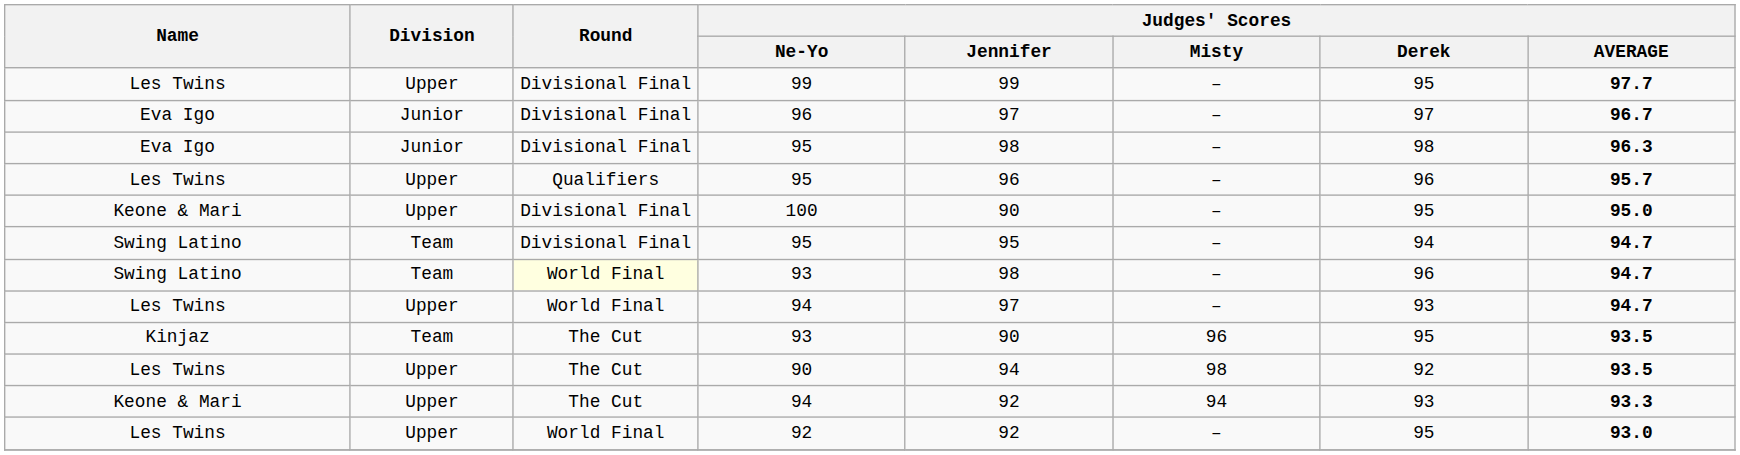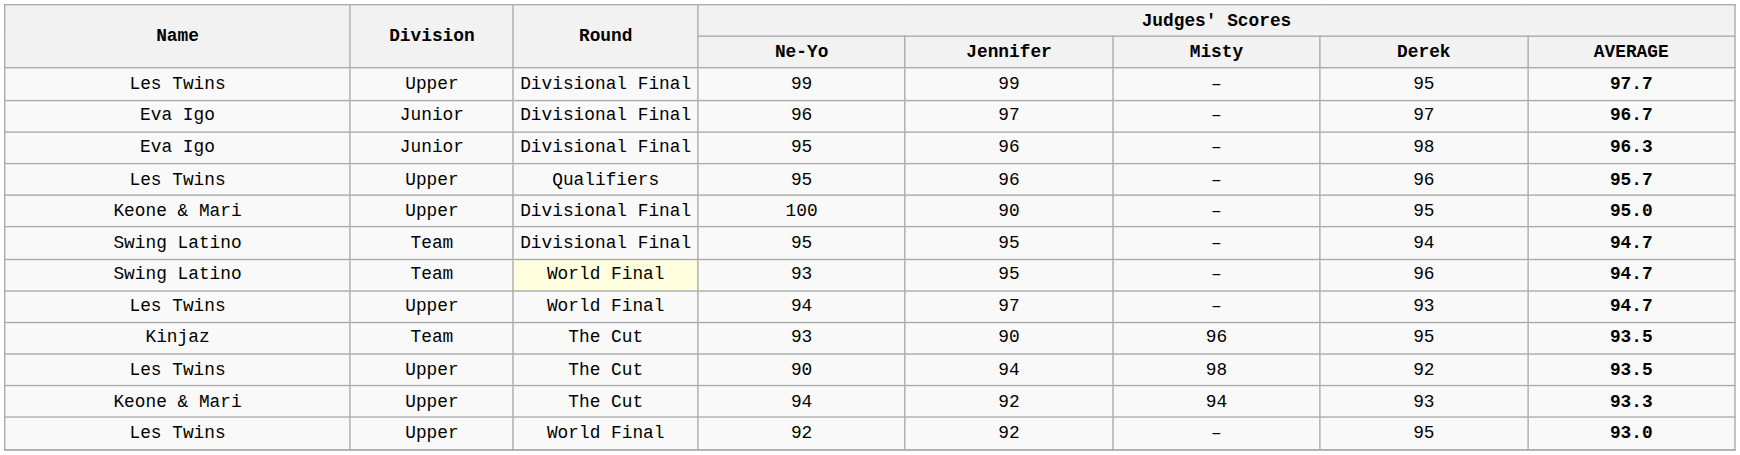(1009, 148) 98 -> (1009, 148) 96
(1009, 275) 98 -> (1009, 275) 95
